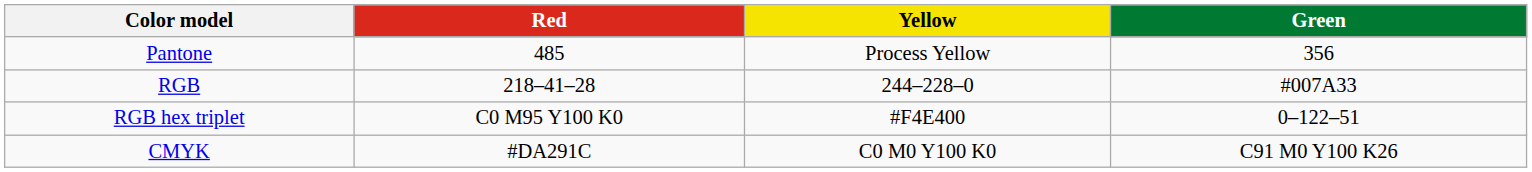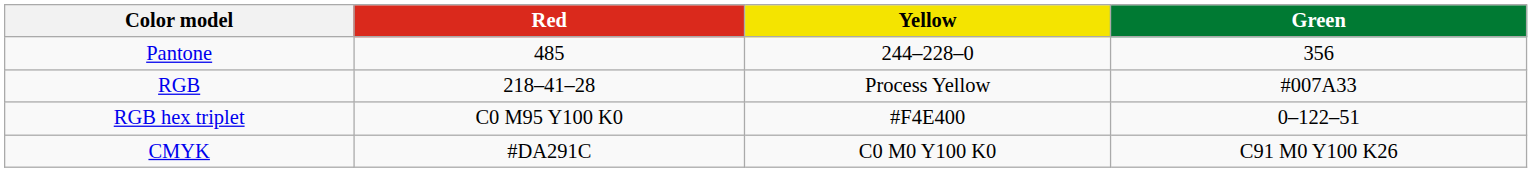(928, 53) Process Yellow -> (928, 53) 244–228–0
(928, 85) 244–228–0 -> (928, 85) Process Yellow
